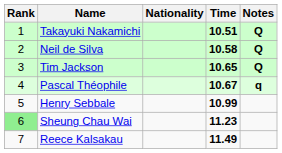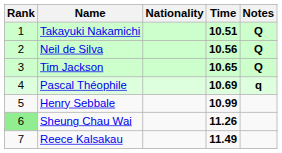(223, 49) 10.58 -> (223, 49) 10.56
(223, 85) 10.67 -> (223, 85) 10.69
(223, 121) 11.23 -> (223, 121) 11.26
